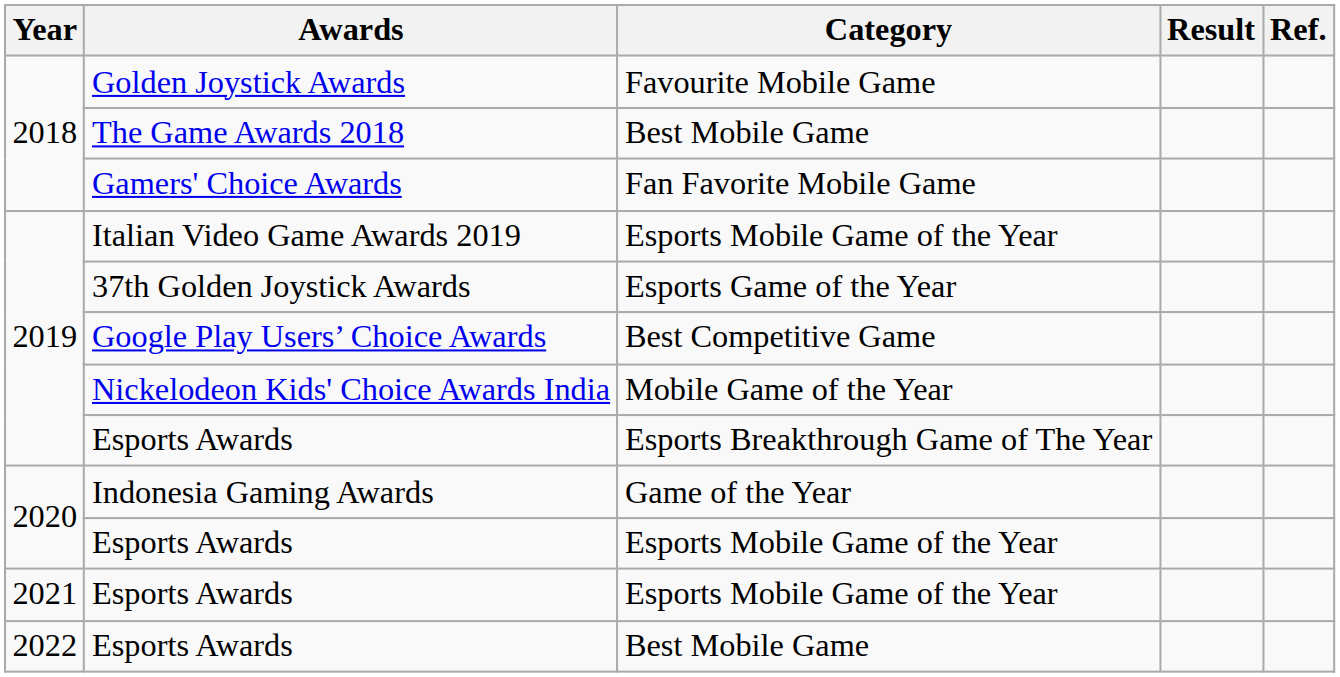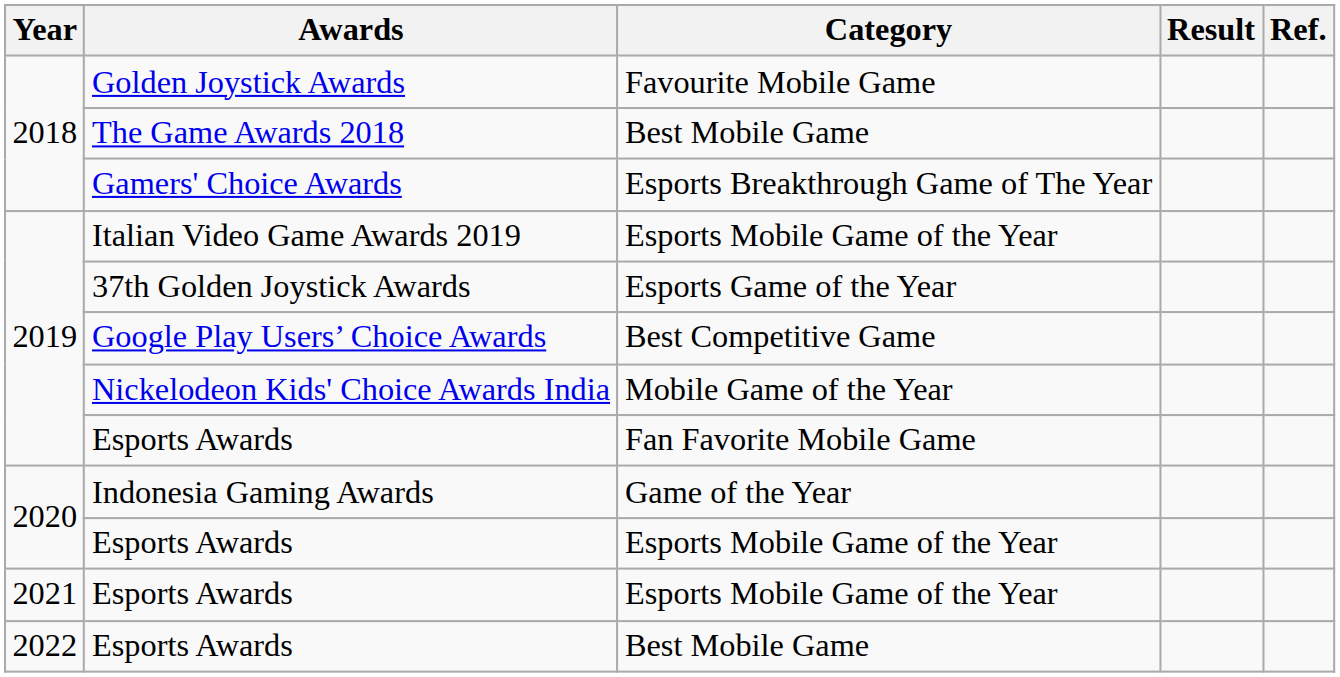(800, 183) Fan Favorite Mobile Game -> (889, 183) Esports Breakthrough Game of The Year
(889, 440) Esports Breakthrough Game of The Year -> (800, 440) Fan Favorite Mobile Game
